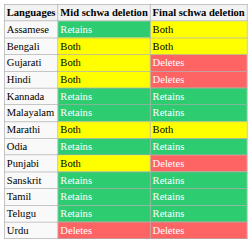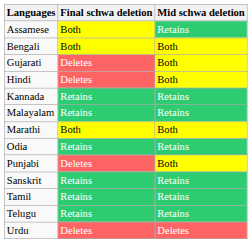columns swapped: (104, 12) <-> (199, 12)
